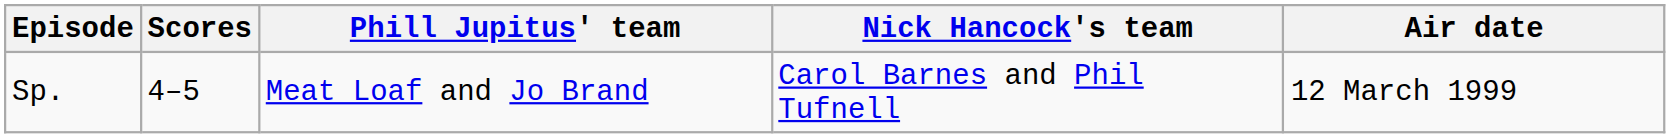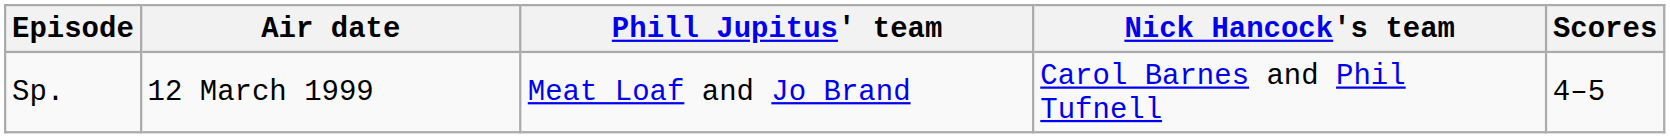columns swapped: (1474, 29) <-> (200, 29)
